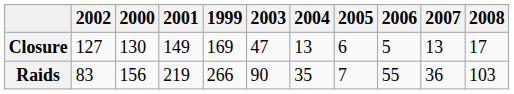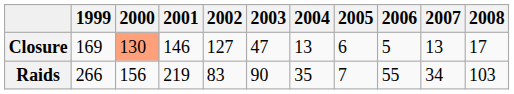columns swapped: (225, 18) <-> (93, 18)
(133, 46) no background -> (133, 46) lightsalmon background
(176, 46) 149 -> (176, 46) 146
(434, 74) 36 -> (434, 74) 34
